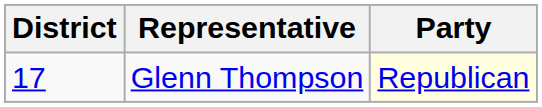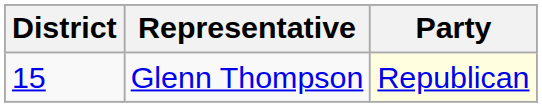(29, 76) 17 -> (29, 76) 15
